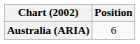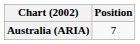(113, 30) 6 -> (113, 30) 7
